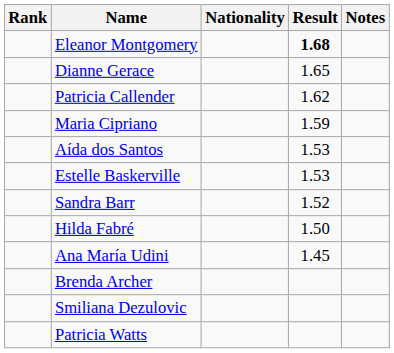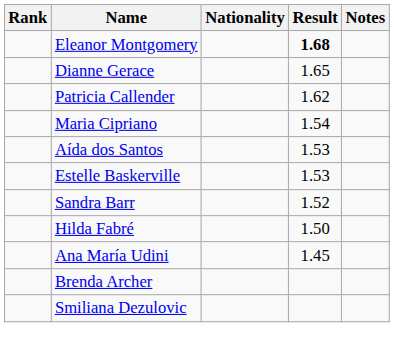(315, 123) 1.59 -> (315, 123) 1.54
- row: (101, 334)
